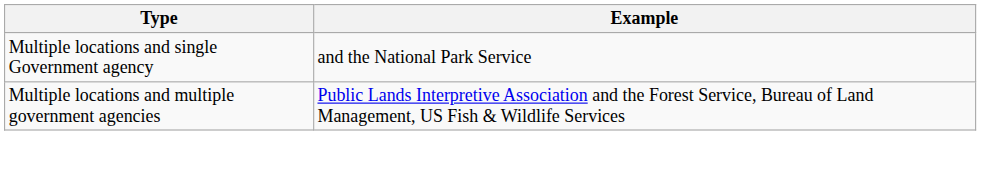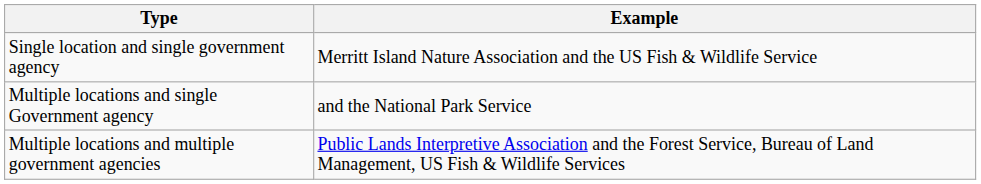+ row: (147, 57)
